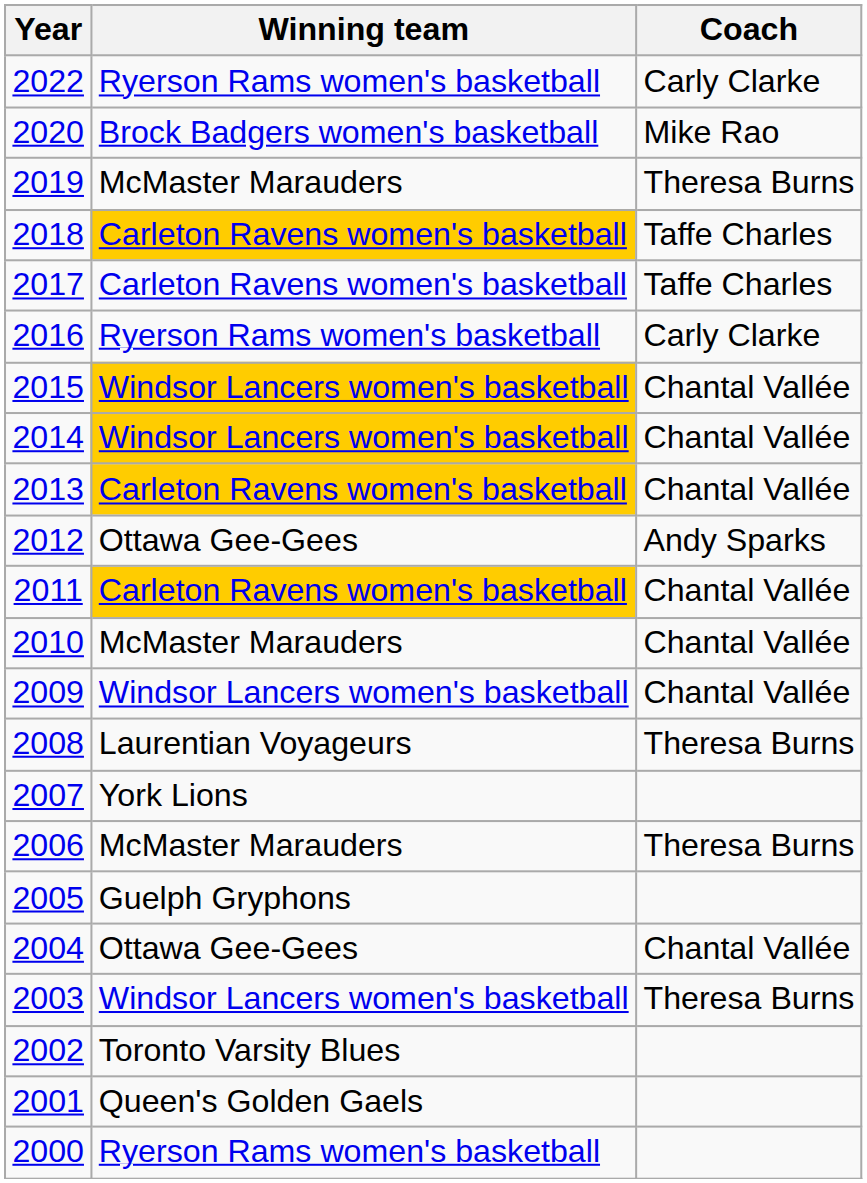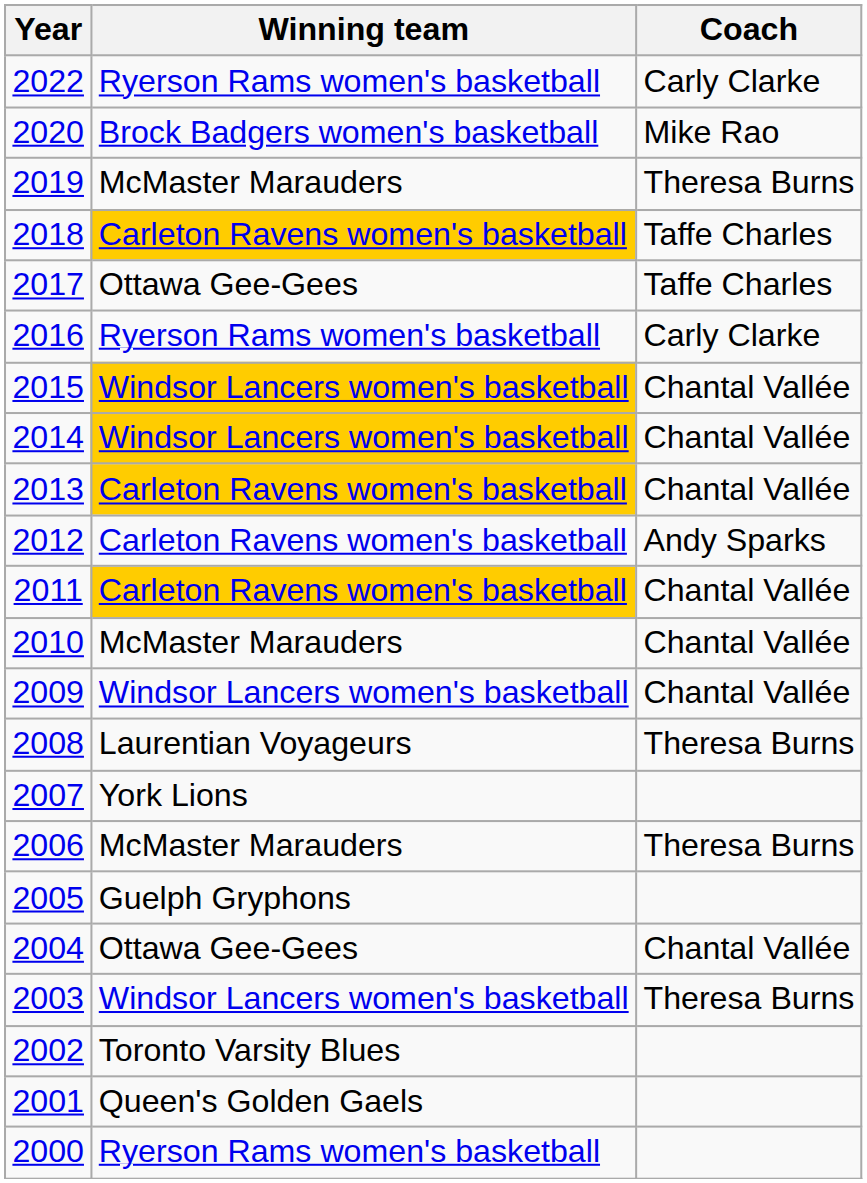(363, 285) Carleton Ravens women's basketball -> (228, 285) Ottawa Gee-Gees
(228, 540) Ottawa Gee-Gees -> (363, 540) Carleton Ravens women's basketball
